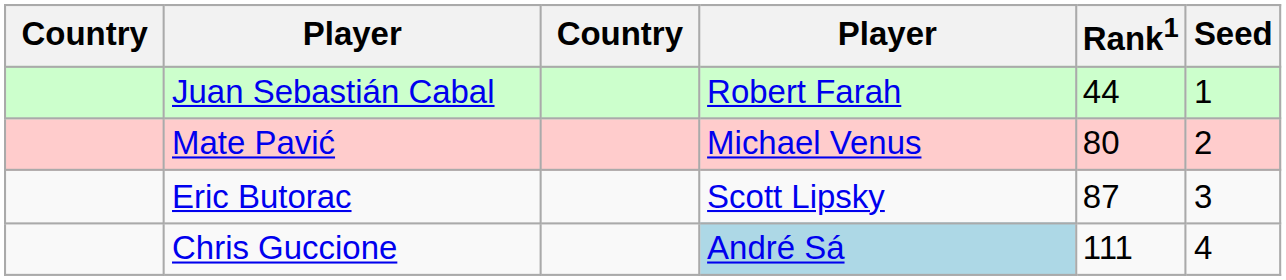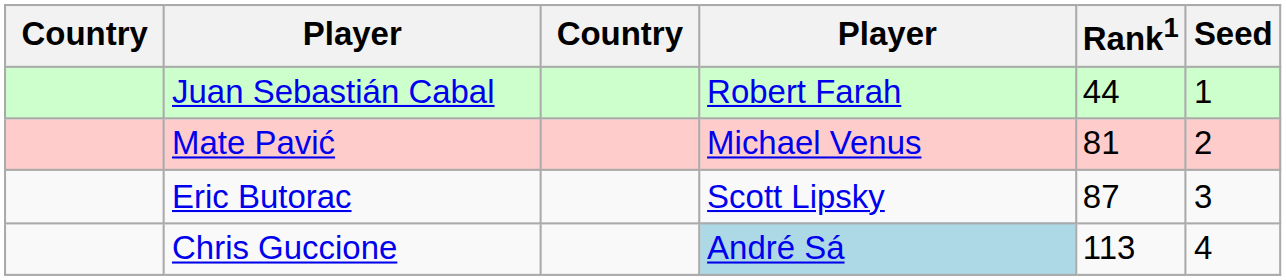(1101, 144) 80 -> (1101, 144) 81
(1108, 248) 111 -> (1109, 248) 113
